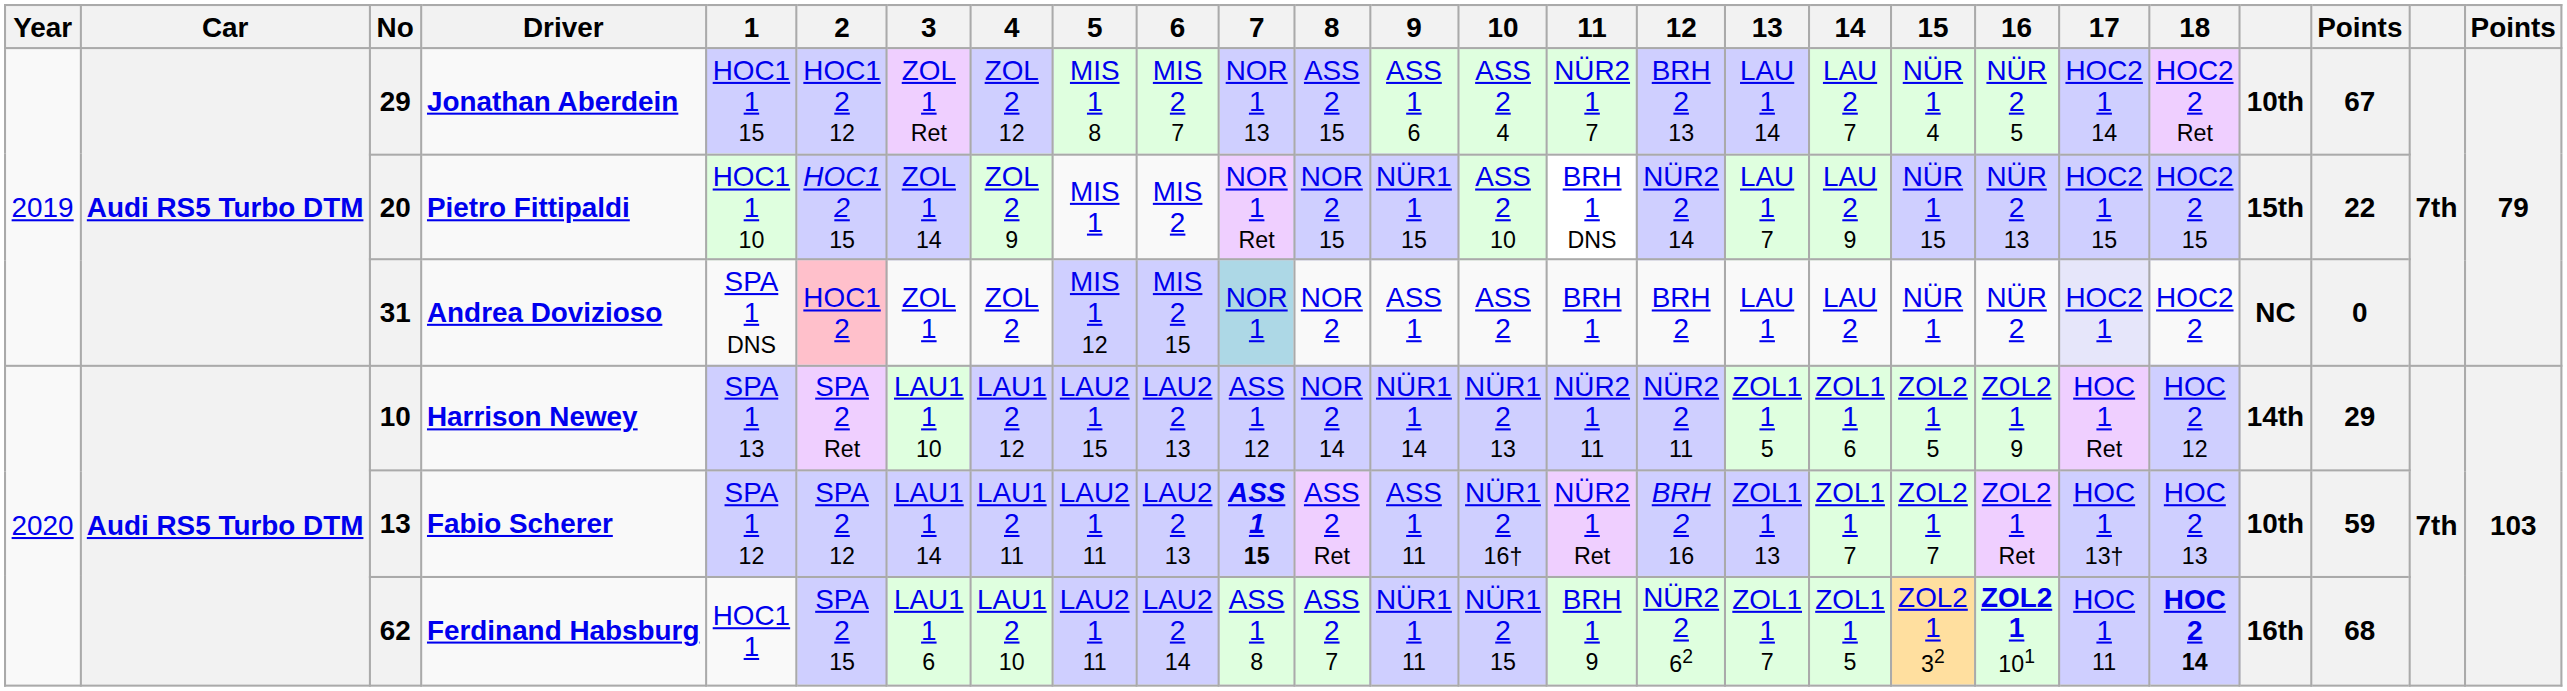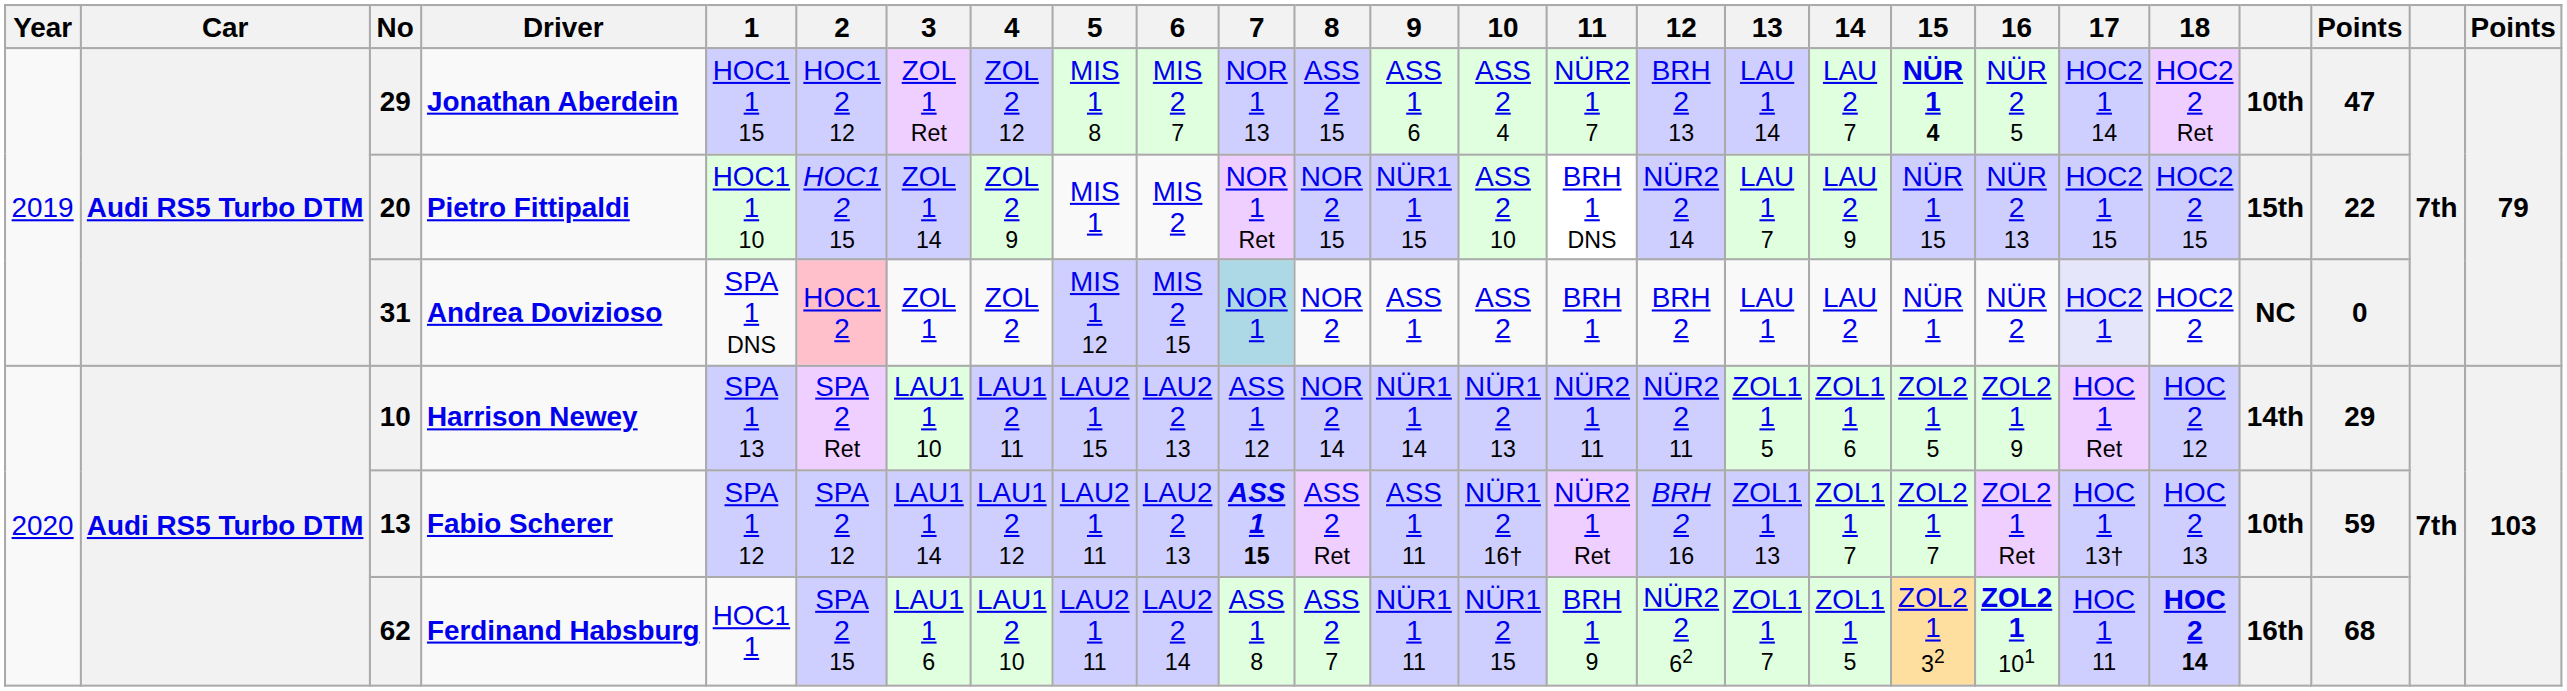(1933, 100) normal -> (1933, 101) bold
(2360, 101) 67 -> (2360, 101) 47
(1012, 417) LAU1 2 12 -> (1012, 417) LAU1 2 11
(1012, 522) LAU1 2 11 -> (1012, 522) LAU1 2 12
